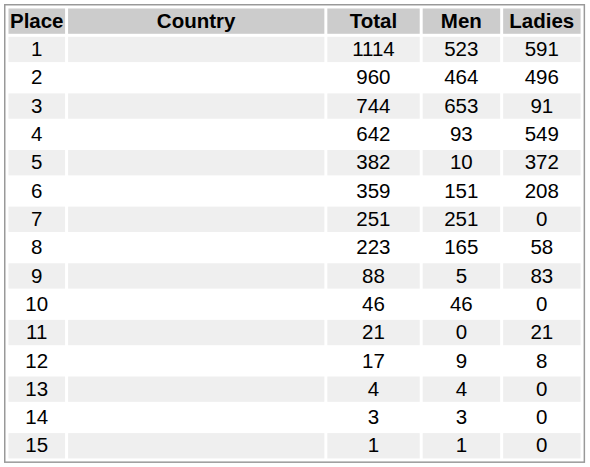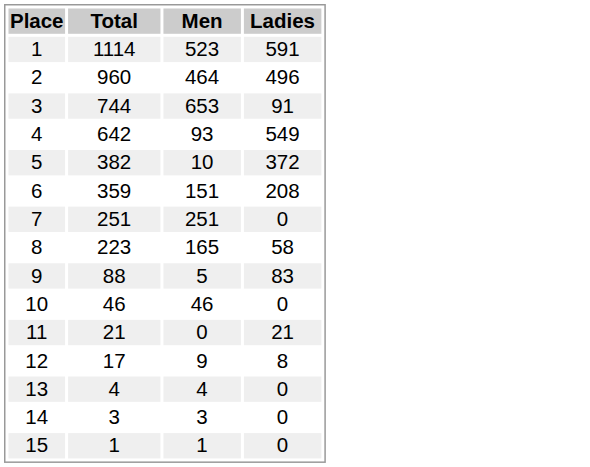- column: (196, 21)
